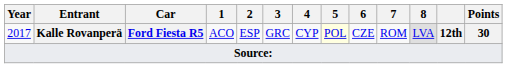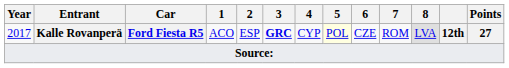(278, 33) normal -> (279, 33) bold
(484, 33) 30 -> (486, 33) 27
